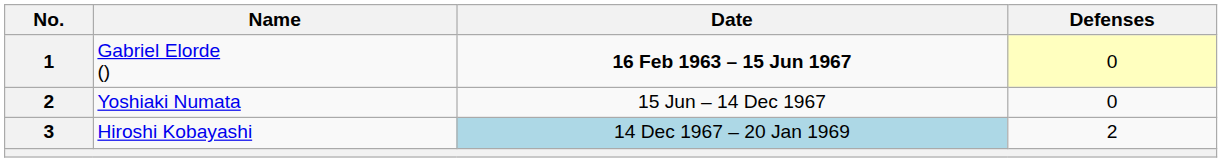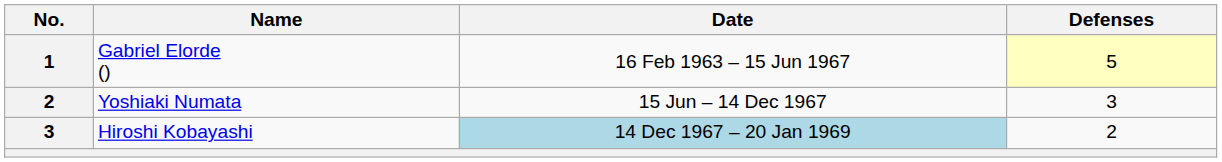(732, 60) bold -> (733, 60) normal
(1112, 60) 0 -> (1111, 60) 5
(1112, 102) 0 -> (1111, 102) 3
